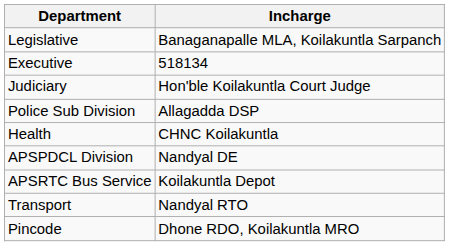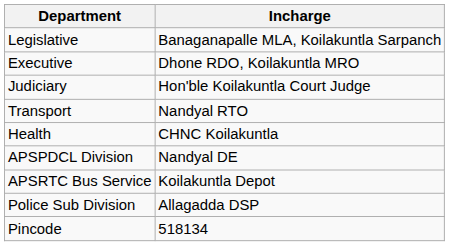(183, 63) 518134 -> (259, 63) Dhone RDO, Koilakuntla MRO
rows swapped: (72, 110) <-> (39, 205)
(259, 228) Dhone RDO, Koilakuntla MRO -> (183, 228) 518134
